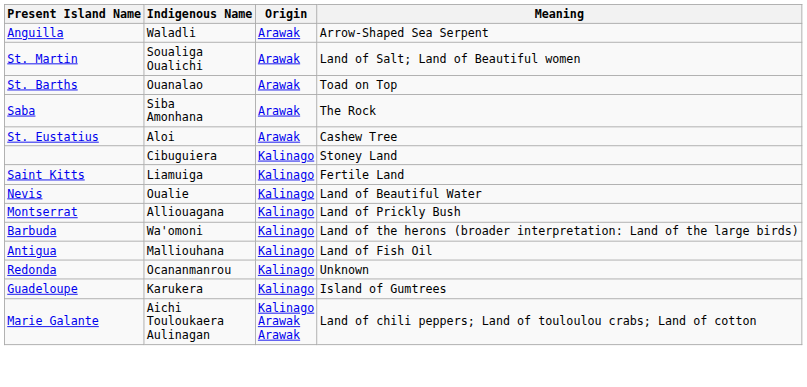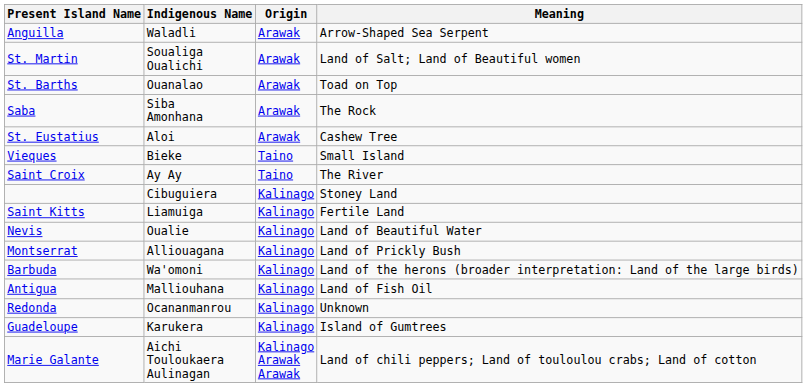+ row: (32, 155)
+ row: (46, 174)
